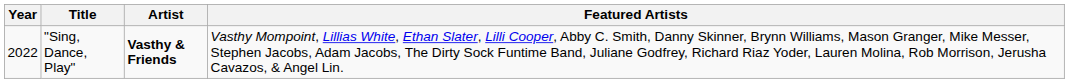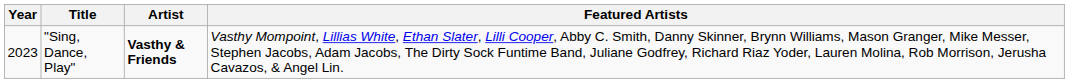(23, 52) 2022 -> (23, 52) 2023
